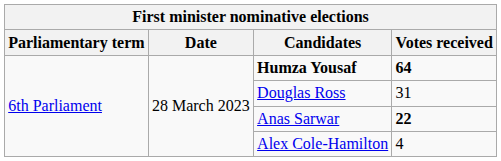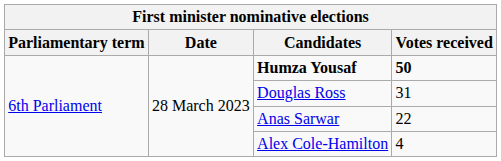(404, 67) 64 -> (404, 67) 50
(404, 118) bold -> (404, 118) normal
